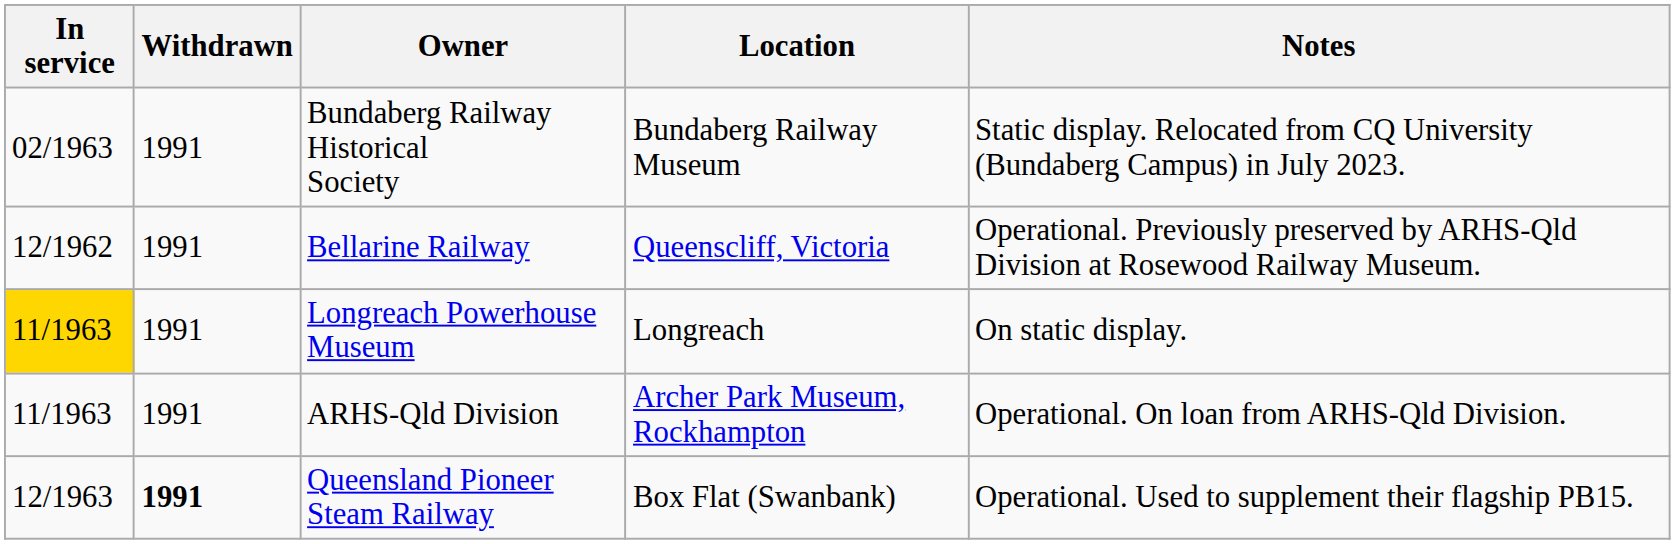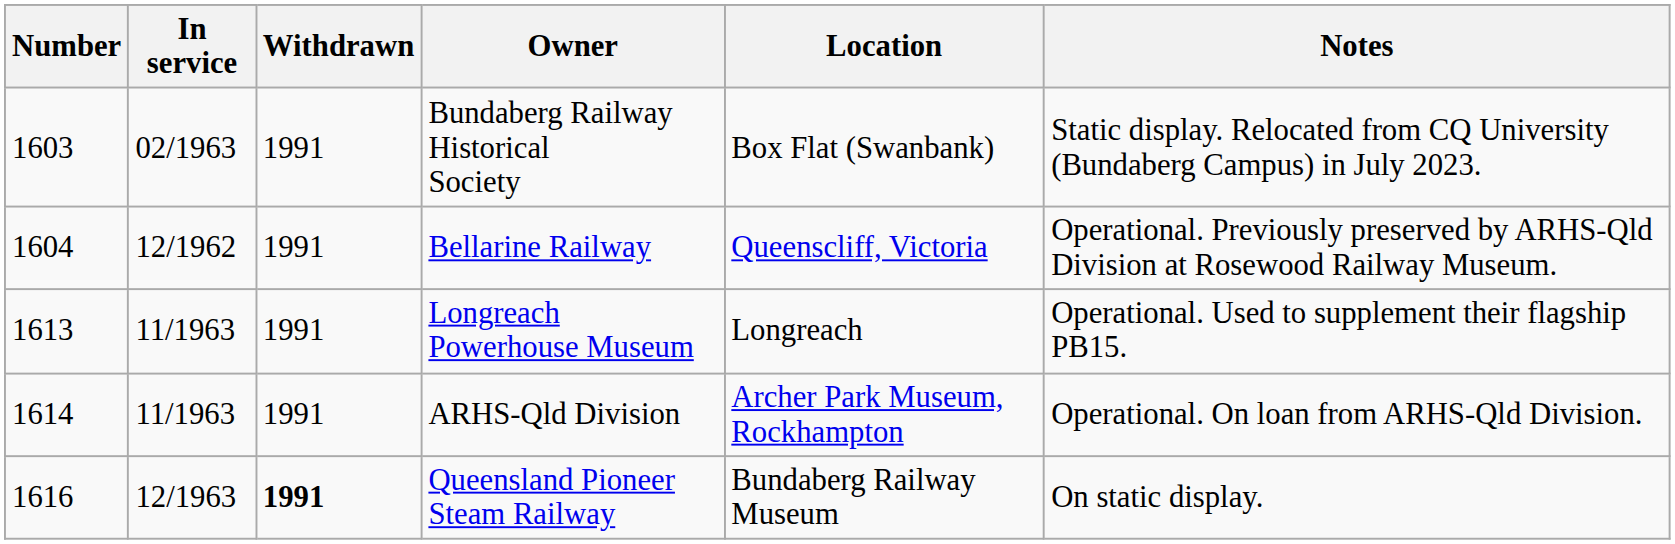+ column: (67, 46)
(755, 146) Bundaberg Railway Museum -> (863, 146) Box Flat (Swanbank)
(62, 330) gold background -> (185, 330) no background
(1081, 330) On static display. -> (1339, 330) Operational. Used to supplement their flagship PB15.
(764, 497) Box Flat (Swanbank) -> (853, 497) Bundaberg Railway Museum
(1304, 497) Operational. Used to supplement their flagship PB15. -> (1157, 497) On static display.
